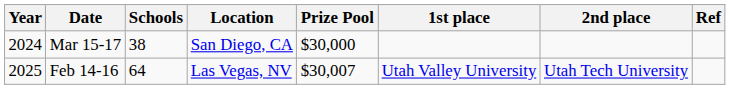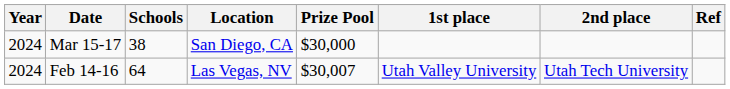(25, 71) 2025 -> (25, 71) 2024
